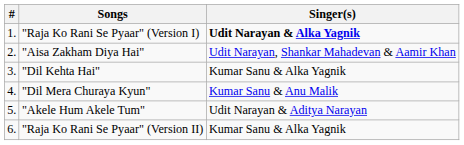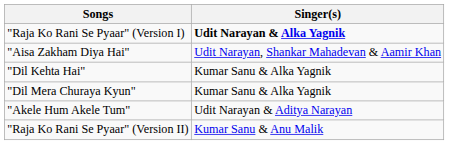- column: (12, 14)
(274, 91) Kumar Sanu & Anu Malik -> (263, 91) Kumar Sanu & Alka Yagnik
(277, 129) Kumar Sanu & Alka Yagnik -> (259, 129) Kumar Sanu & Anu Malik
